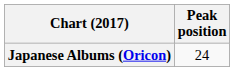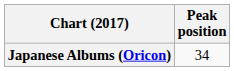(202, 54) 24 -> (202, 54) 34
